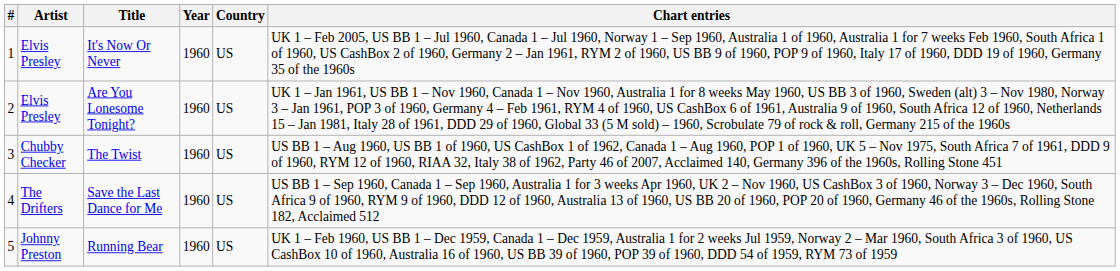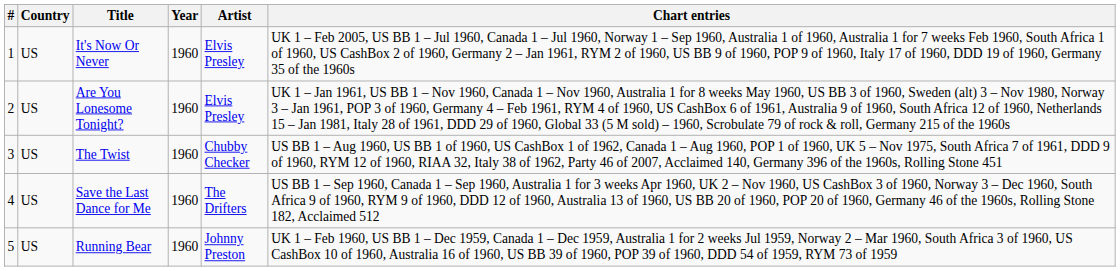columns swapped: (51, 15) <-> (240, 15)
